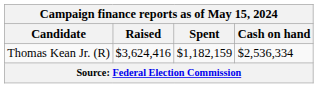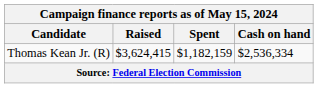(143, 53) $3,624,416 -> (143, 53) $3,624,415
